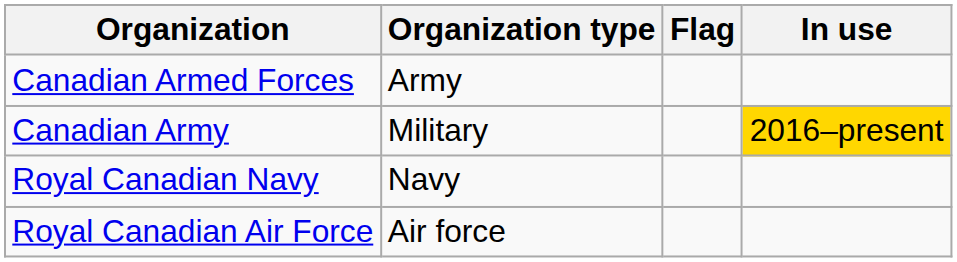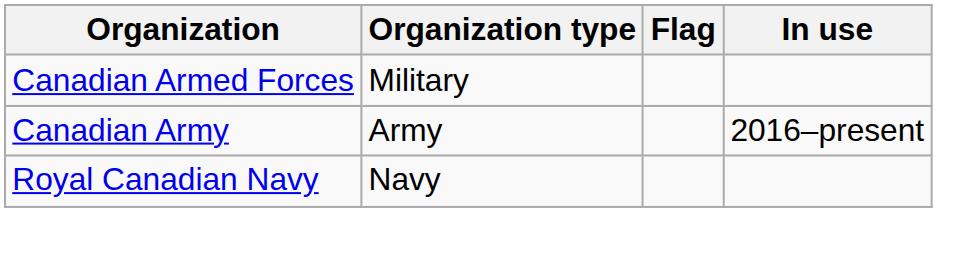(425, 79) Army -> (419, 79) Military
(438, 130) Military -> (405, 130) Army
(847, 130) gold background -> (827, 130) no background
- row: (193, 230)
